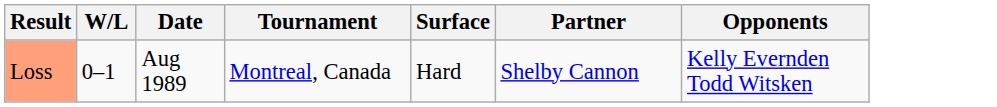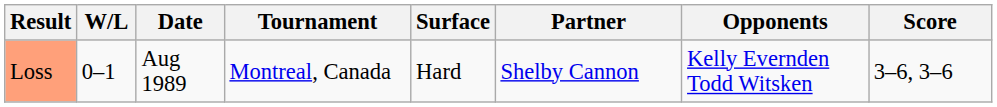+ column: (930, 22)
